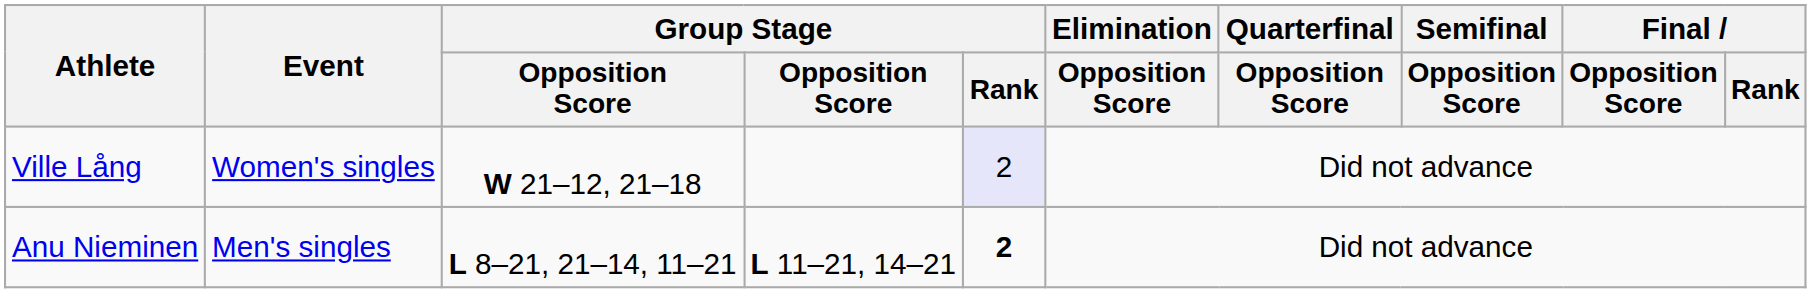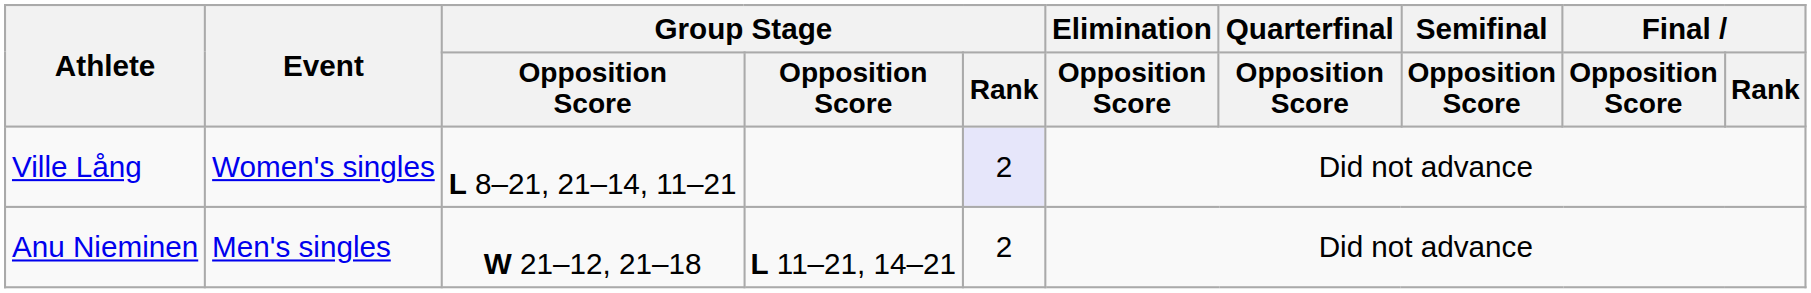(593, 184) W 21–12, 21–18 -> (593, 184) L 8–21, 21–14, 11–21
(593, 264) L 8–21, 21–14, 11–21 -> (593, 264) W 21–12, 21–18
(1004, 247) bold -> (1004, 247) normal
